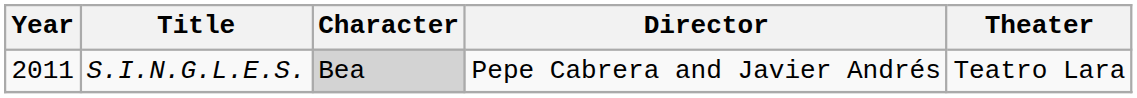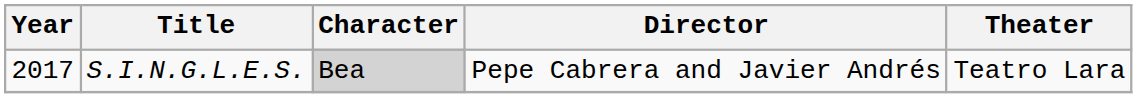(43, 71) 2011 -> (43, 71) 2017
